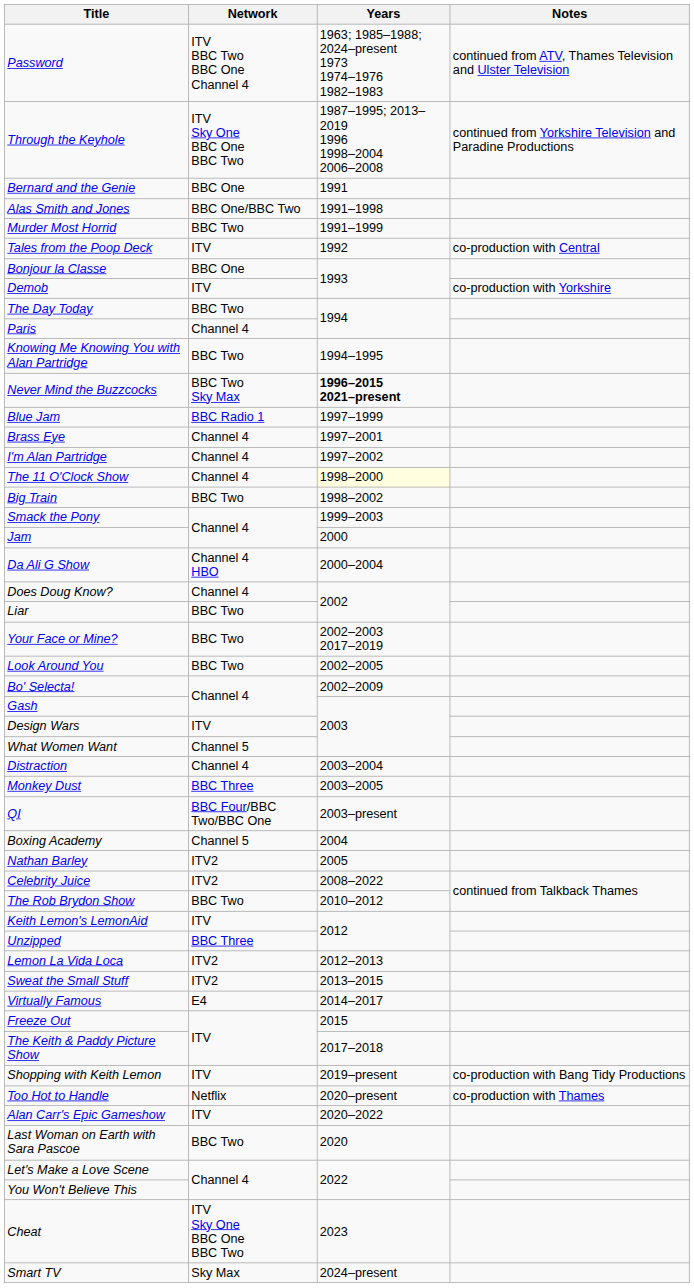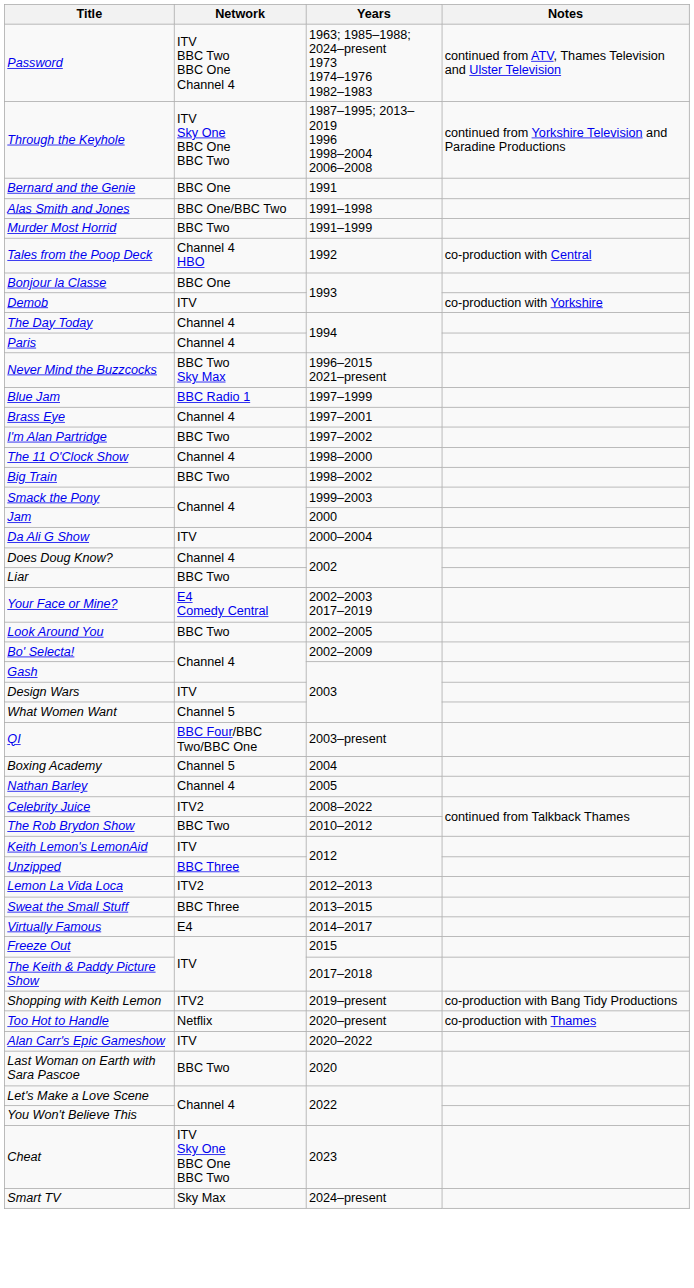(201, 248) ITV -> (206, 255) Channel 4 HBO
(217, 308) BBC Two -> (206, 322) Channel 4
- row: (94, 355)
(360, 390) bold -> (348, 370) normal
(220, 457) Channel 4 -> (203, 437) BBC Two
(351, 477) lightyellow background -> (341, 457) no background
(220, 564) Channel 4 HBO -> (187, 537) ITV
(217, 639) BBC Two -> (223, 604) E4 Comedy Central
- row: (37, 766)
- row: (44, 786)
(205, 860) ITV2 -> (206, 786) Channel 4
(205, 981) ITV2 -> (208, 906) BBC Three
(201, 1075) ITV -> (190, 1001) ITV2
